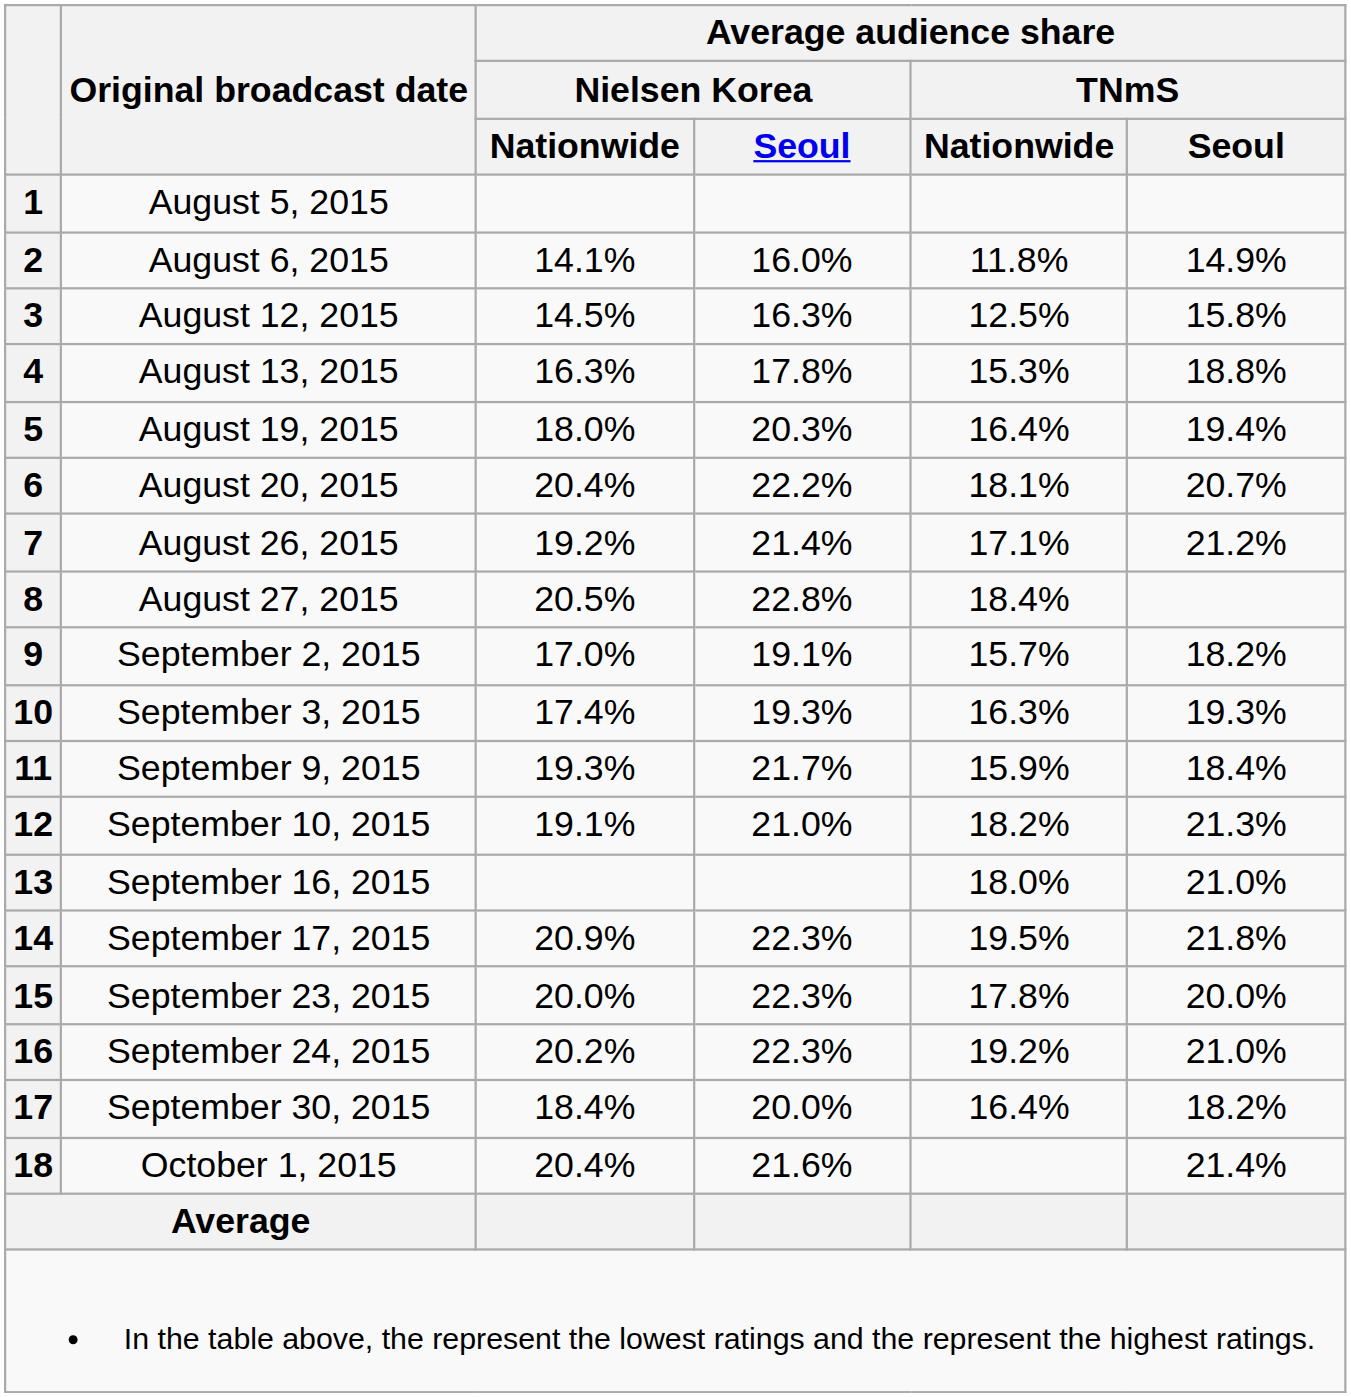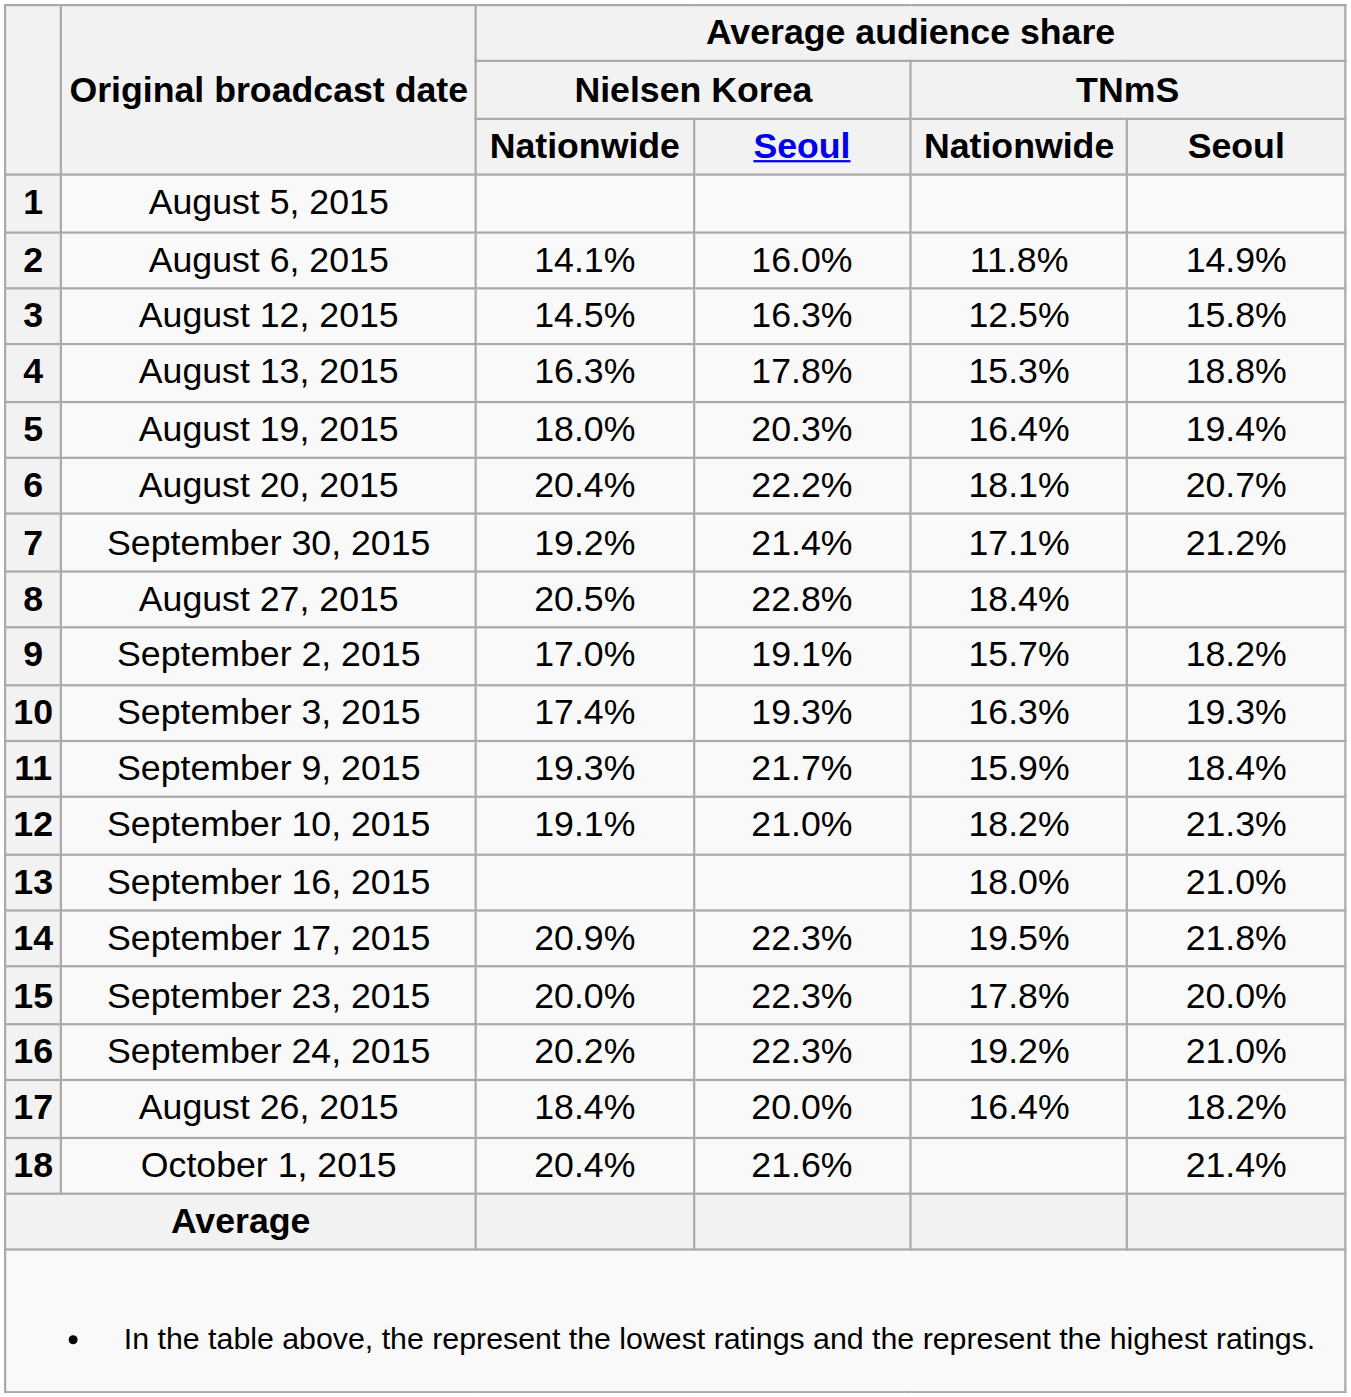(269, 542) August 26, 2015 -> (269, 542) September 30, 2015
(269, 1107) September 30, 2015 -> (269, 1107) August 26, 2015
